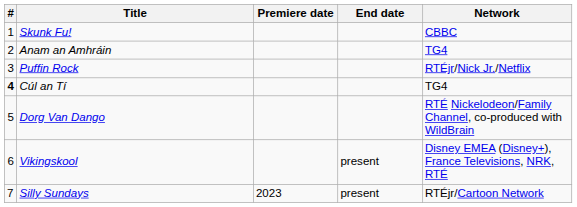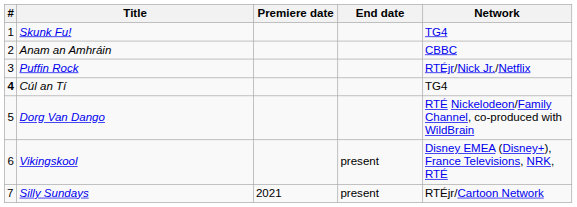(441, 31) CBBC -> (436, 31) TG4
(436, 50) TG4 -> (441, 50) CBBC
(269, 193) 2023 -> (269, 193) 2021
